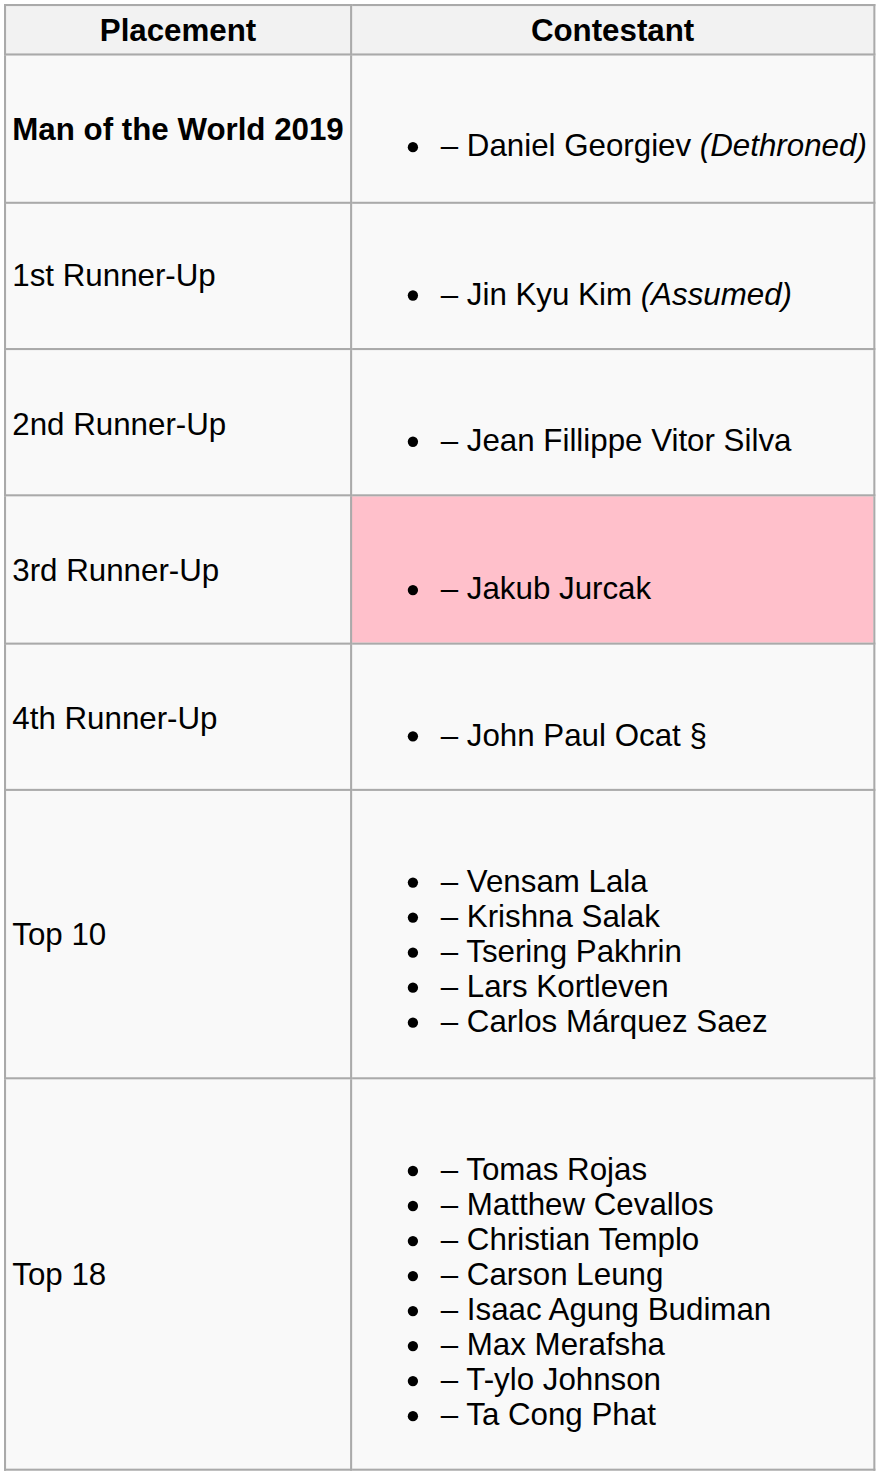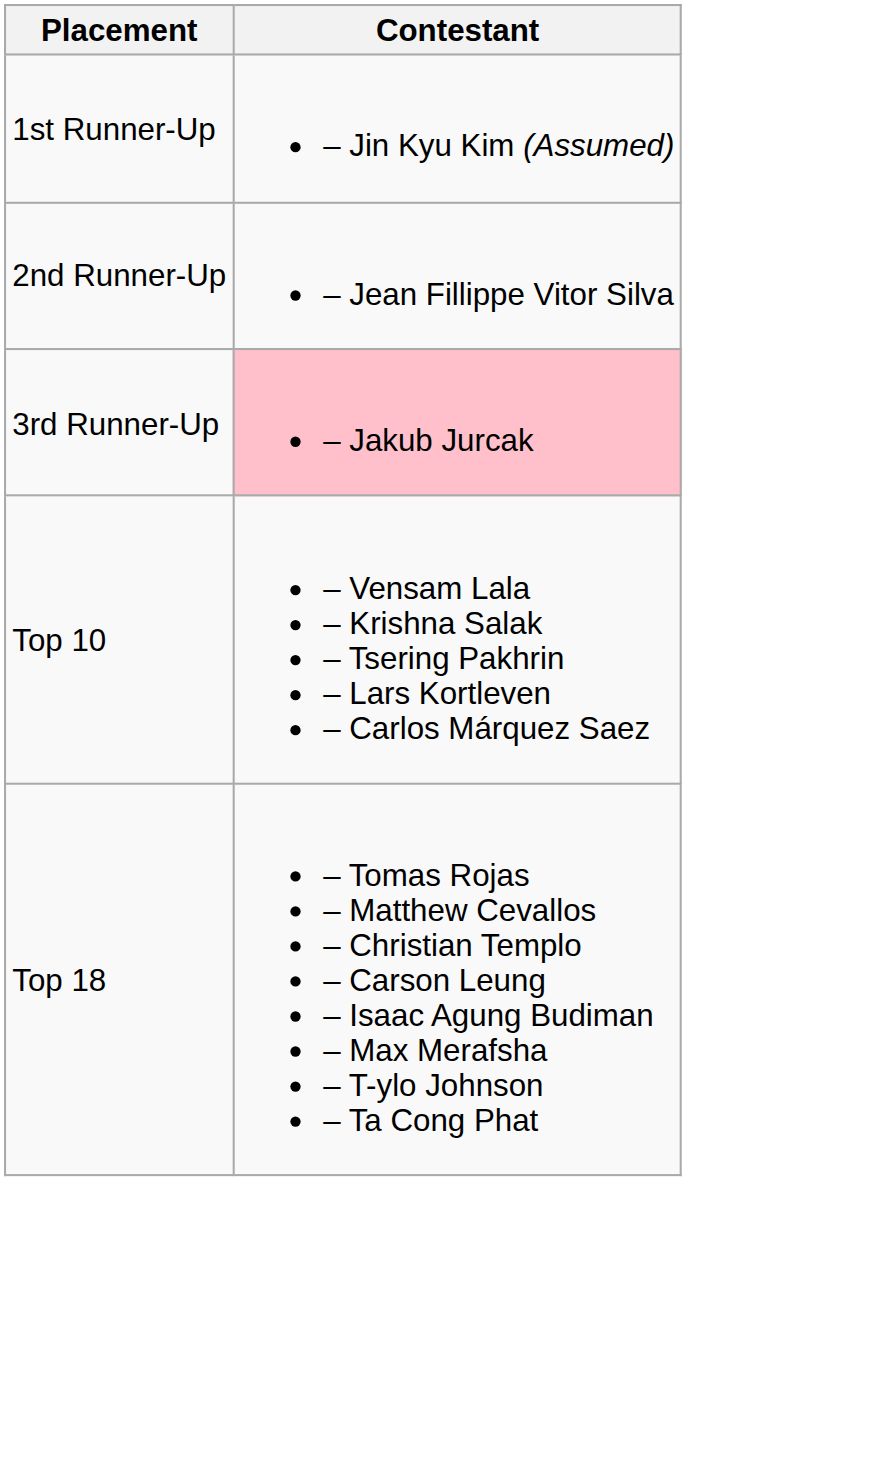- row: (178, 128)
- row: (115, 717)
